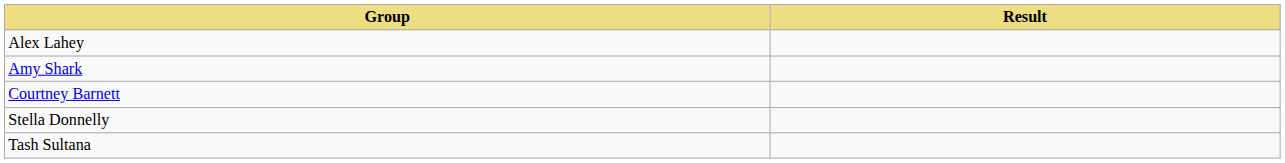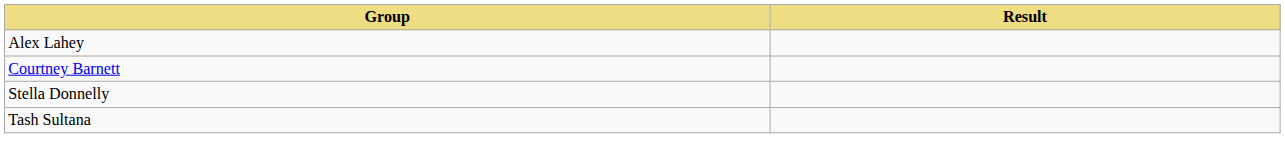- row: (45, 68)
